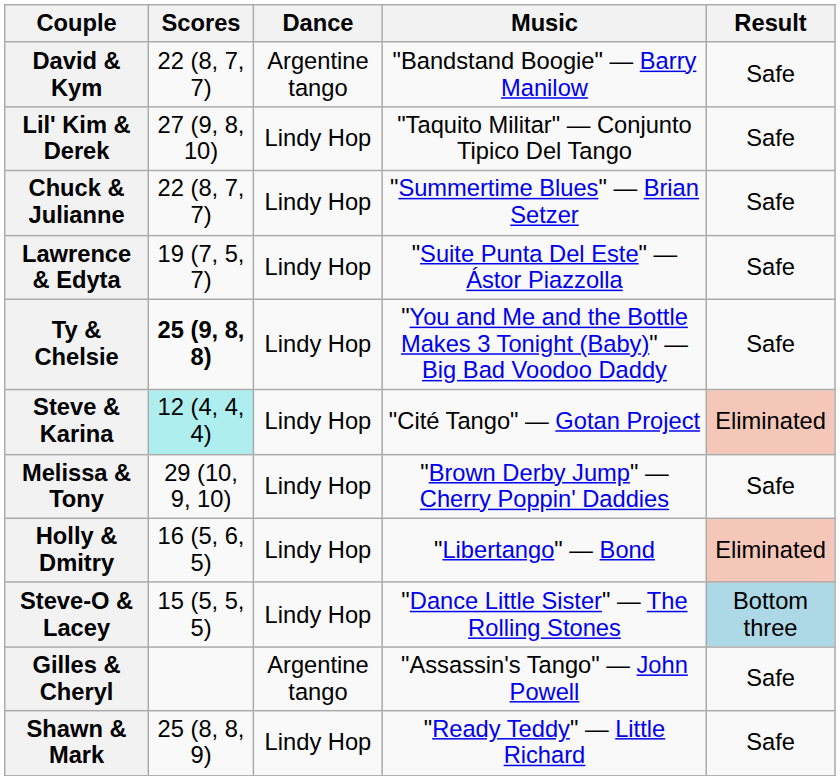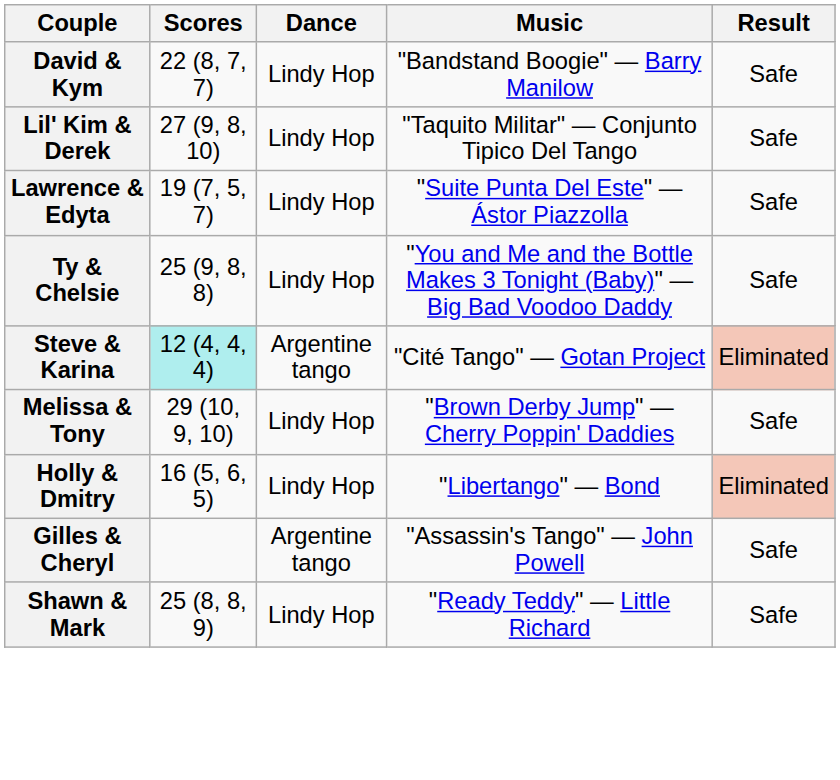(318, 74) Argentine tango -> (321, 74) Lindy Hop
- row: (77, 202)
(201, 344) bold -> (203, 280) normal
(318, 421) Lindy Hop -> (321, 357) Argentine tango
- row: (77, 614)
